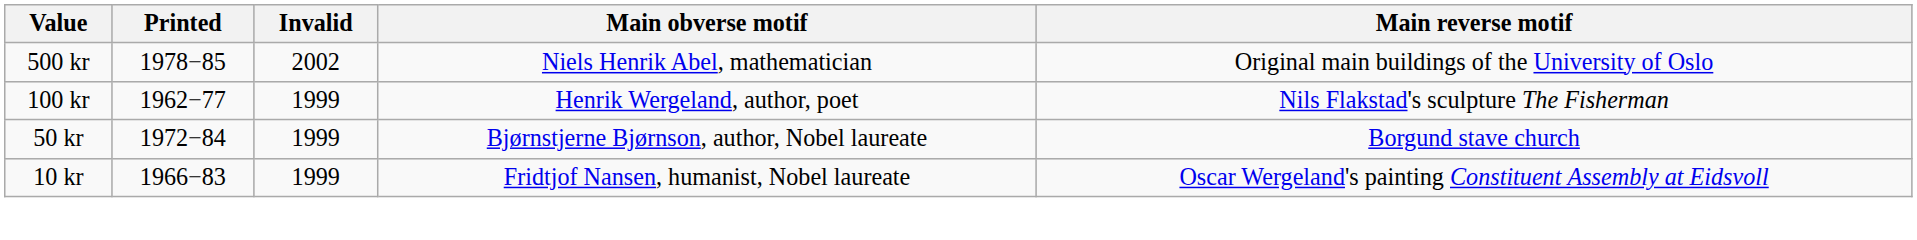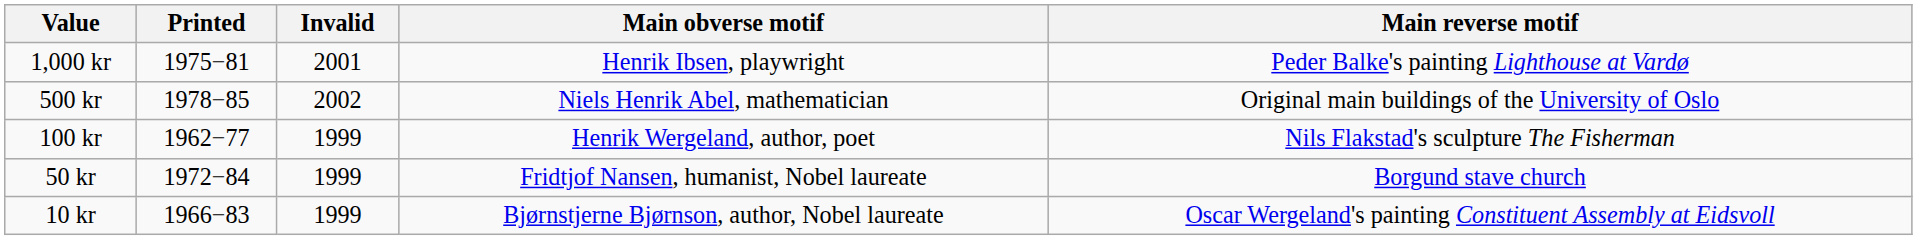+ row: (71, 61)
(707, 138) Bjørnstjerne Bjørnson, author, Nobel laureate -> (723, 176) Fridtjof Nansen, humanist, Nobel laureate
(707, 176) Fridtjof Nansen, humanist, Nobel laureate -> (723, 215) Bjørnstjerne Bjørnson, author, Nobel laureate
